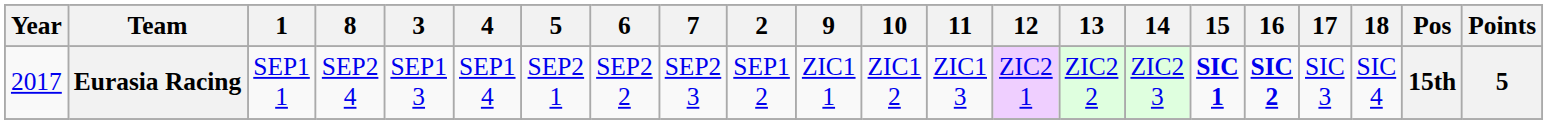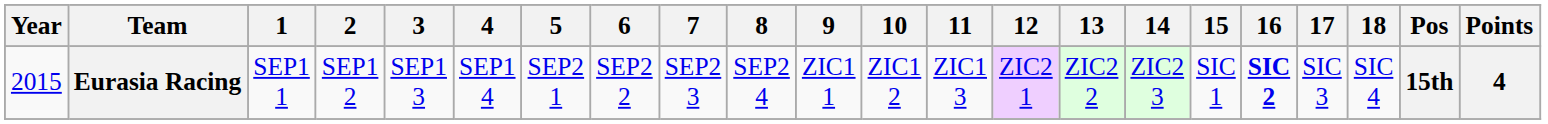columns swapped: (762, 25) <-> (350, 25)
(36, 81) 2017 -> (36, 81) 2015
(1217, 81) bold -> (1216, 81) normal
(1502, 81) 5 -> (1499, 81) 4
